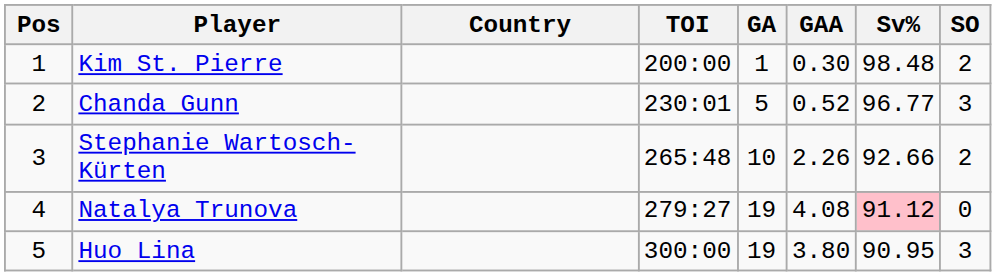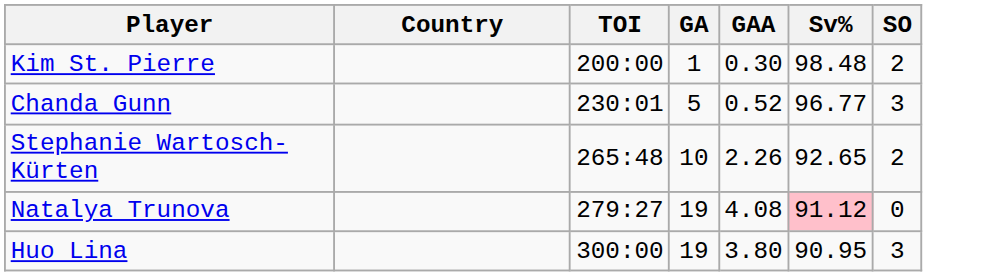- column: (39, 25)
(898, 158) 92.66 -> (831, 158) 92.65
